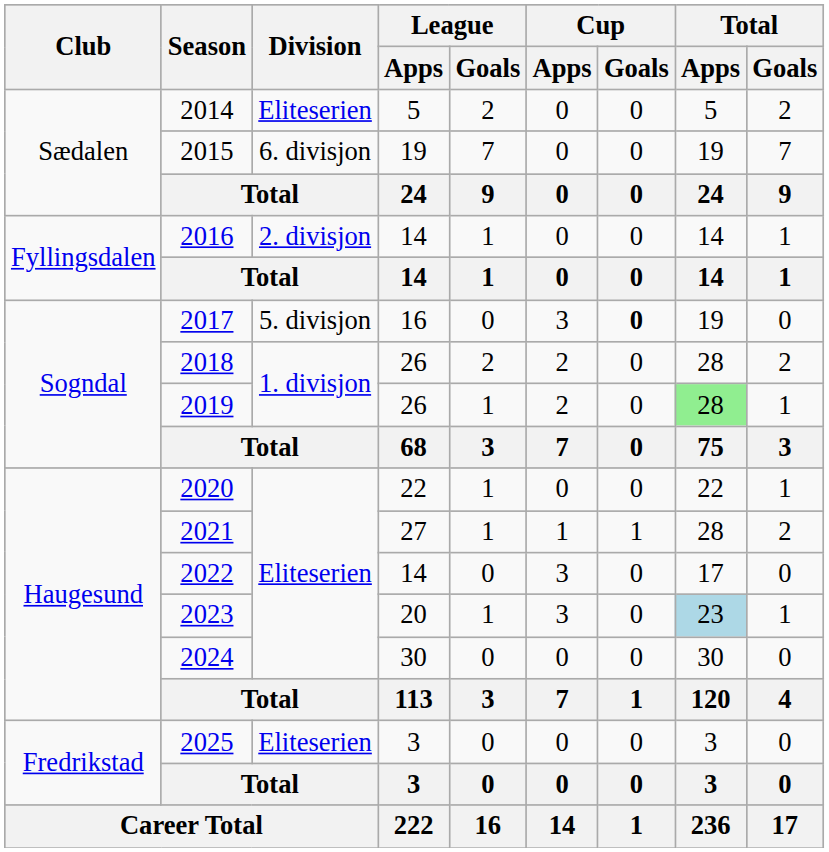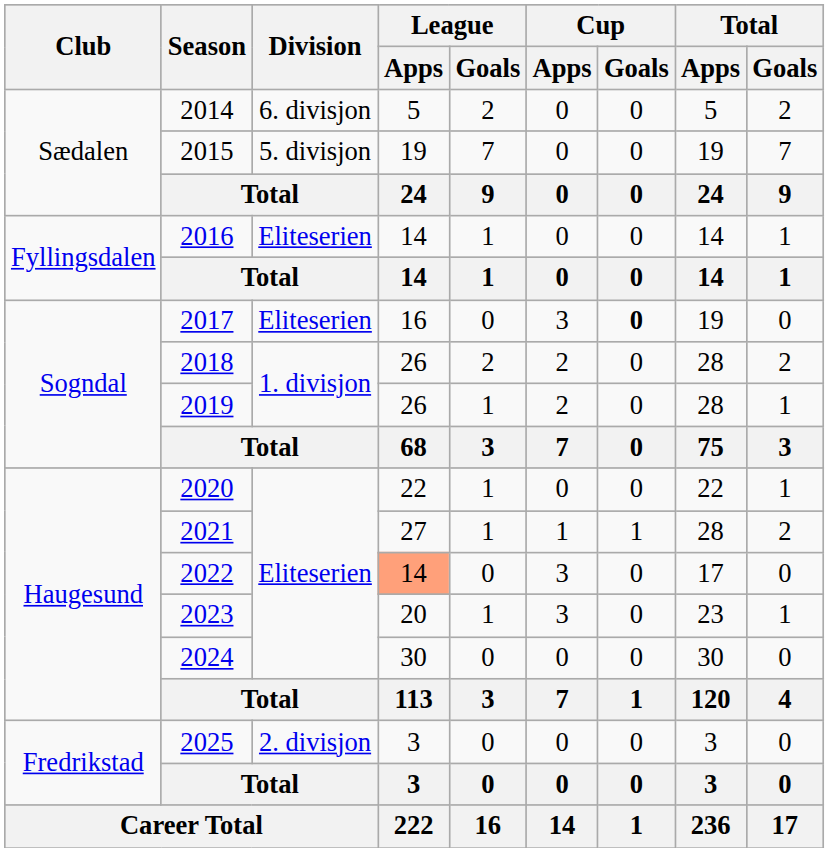(315, 109) Eliteserien -> (315, 109) 6. divisjon
(315, 151) 6. divisjon -> (315, 151) 5. divisjon
(315, 236) 2. divisjon -> (315, 236) Eliteserien
(315, 320) 5. divisjon -> (315, 320) Eliteserien
(711, 404) lightgreen background -> (711, 404) no background
(414, 573) no background -> (414, 573) lightsalmon background
(711, 615) lightblue background -> (711, 615) no background
(315, 741) Eliteserien -> (315, 741) 2. divisjon
